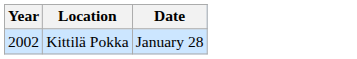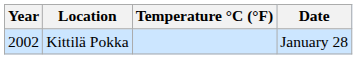+ column: (204, 16)
